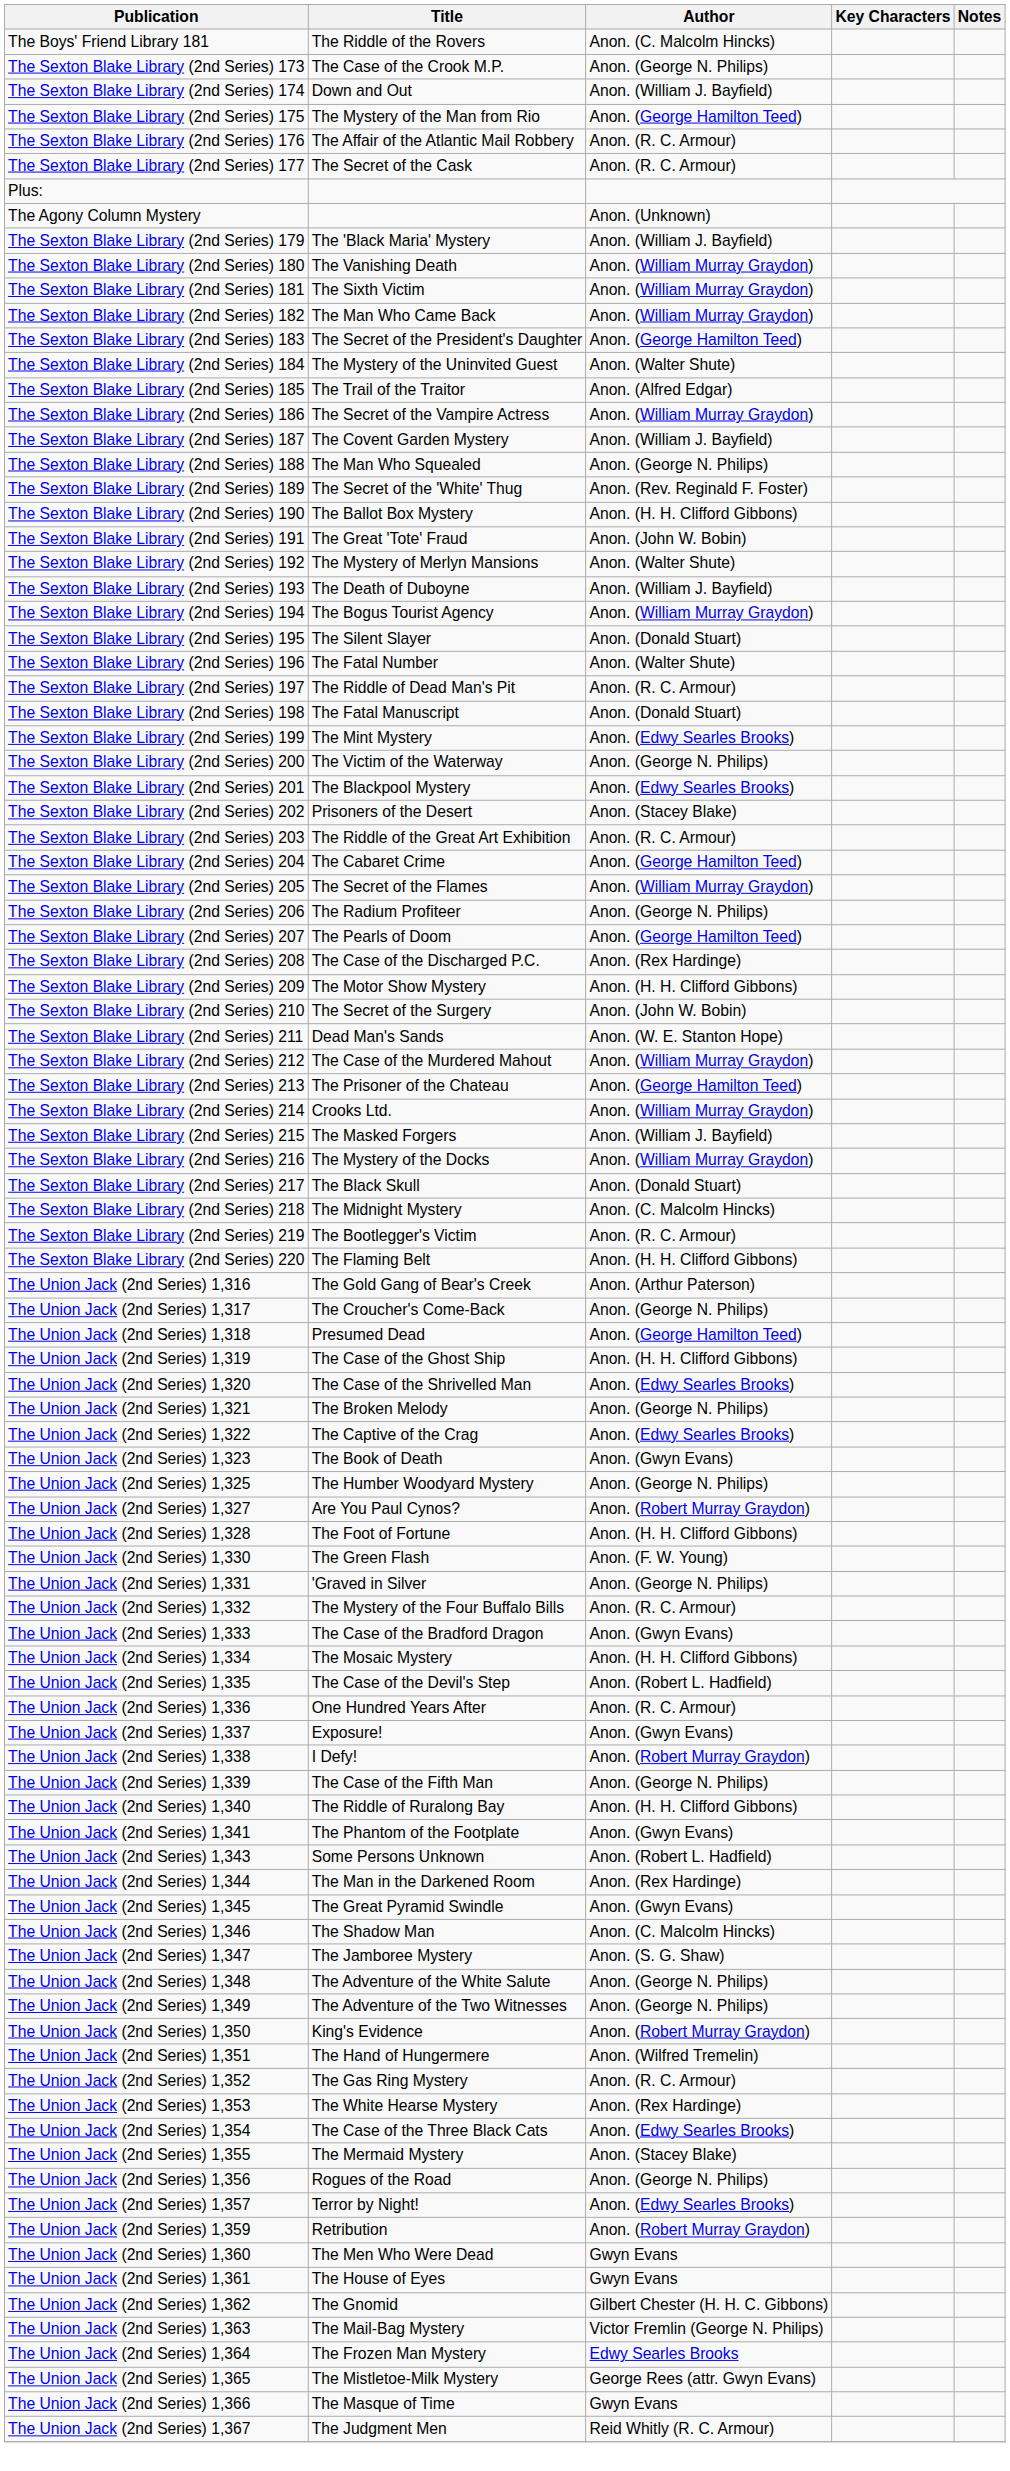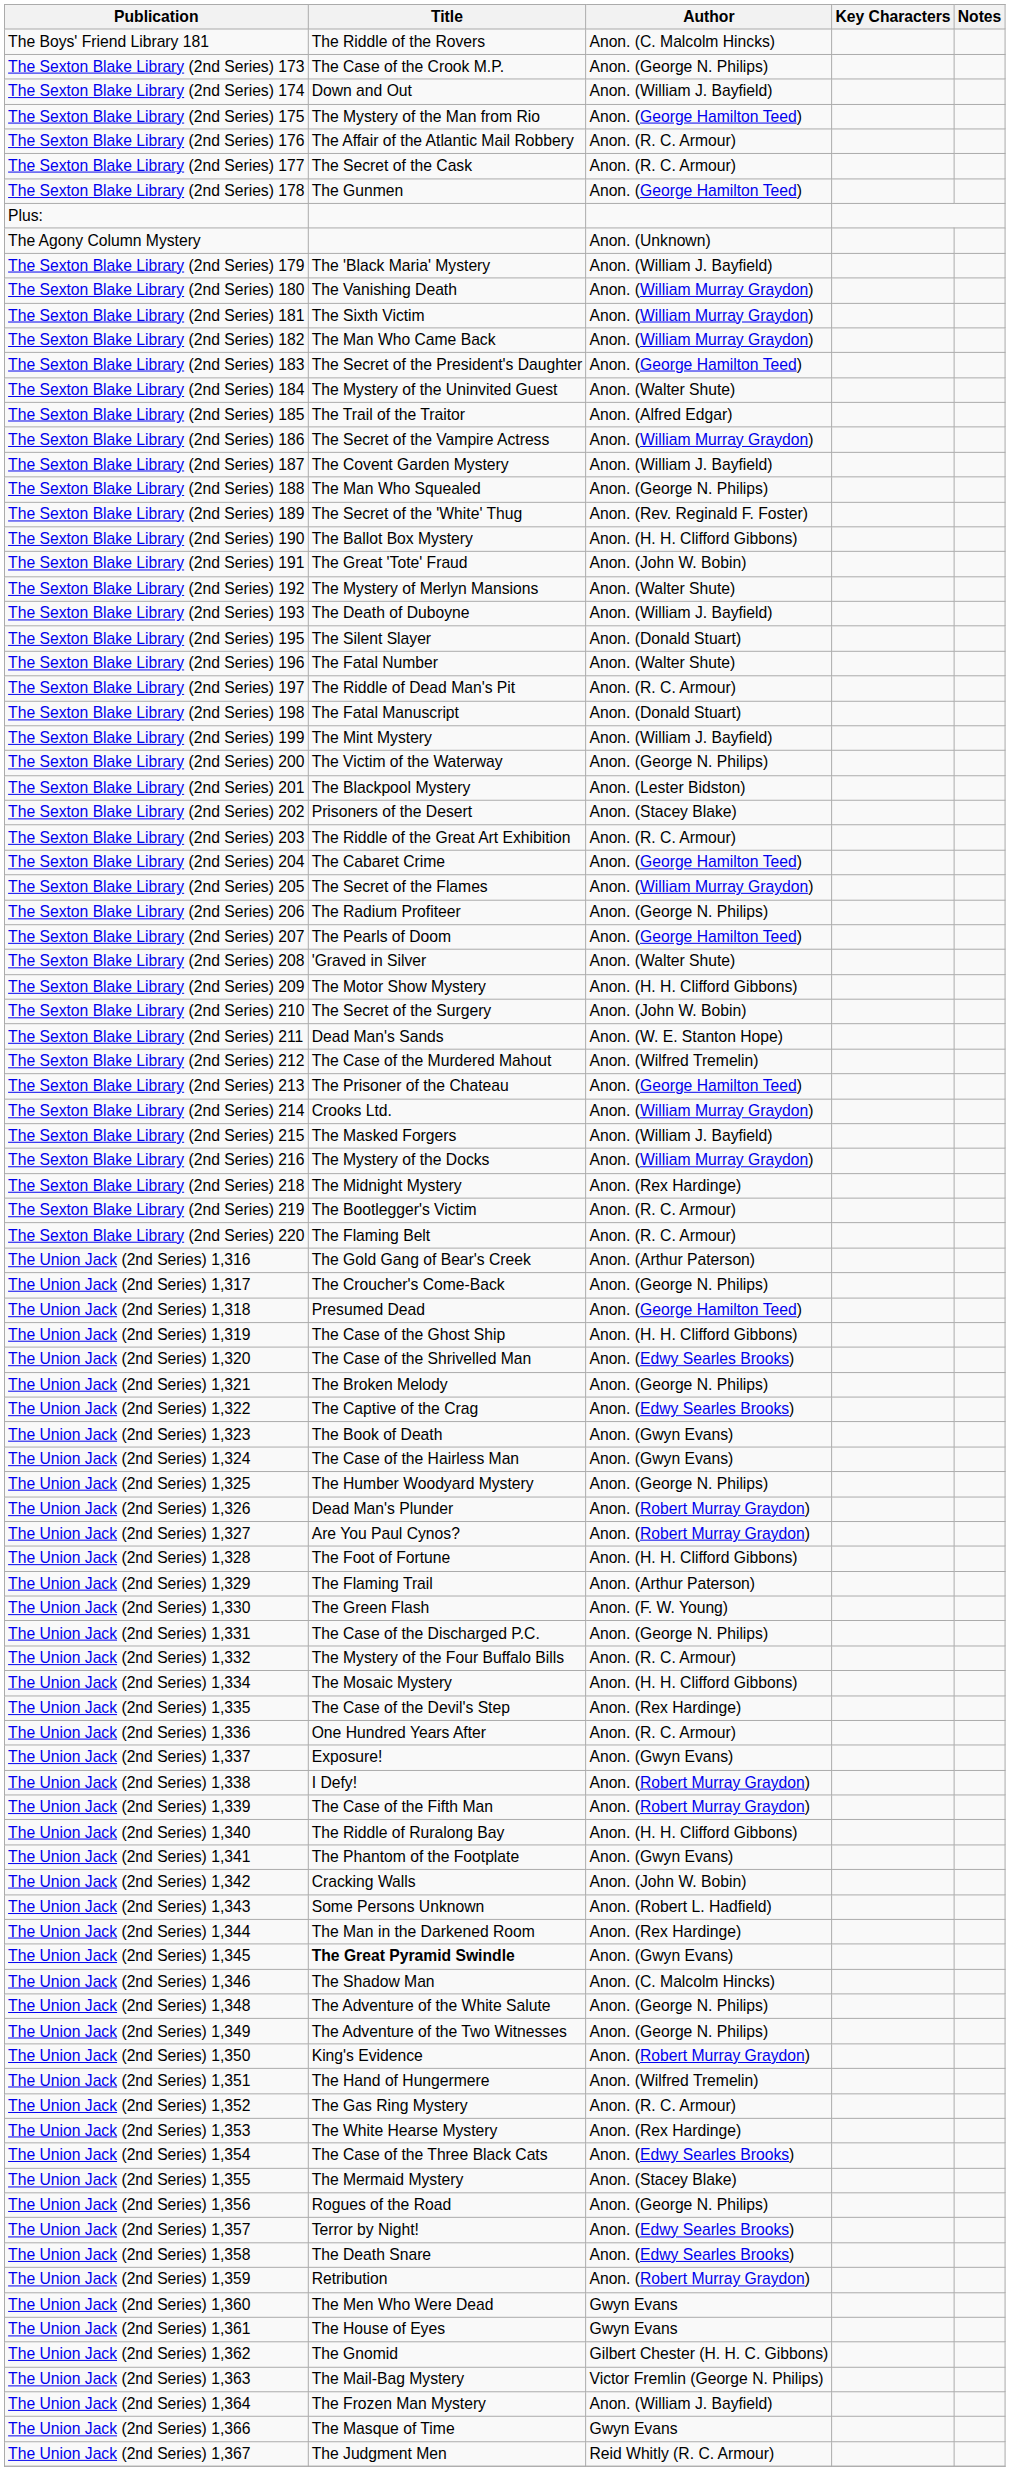+ row: (156, 191)
- row: (156, 613)
(692, 738) Anon. (Edwy Searles Brooks) -> (681, 738) Anon. (William J. Bayfield)
(692, 787) Anon. (Edwy Searles Brooks) -> (667, 787) Anon. (Lester Bidston)
(426, 961) The Case of the Discharged P.C. -> (369, 961) 'Graved in Silver
(665, 961) Anon. (Rex Hardinge) -> (662, 961) Anon. (Walter Shute)
(701, 1061) Anon. (William Murray Graydon) -> (674, 1061) Anon. (Wilfred Tremelin)
- row: (156, 1185)
(682, 1210) Anon. (C. Malcolm Hincks) -> (665, 1185) Anon. (Rex Hardinge)
(693, 1260) Anon. (H. H. Clifford Gibbons) -> (663, 1235) Anon. (R. C. Armour)
+ row: (129, 1459)
+ row: (129, 1508)
+ row: (129, 1583)
(369, 1583) 'Graved in Silver -> (426, 1633) The Case of the Discharged P.C.
- row: (129, 1633)
(681, 1683) Anon. (Robert L. Hadfield) -> (665, 1707) Anon. (Rex Hardinge)
(679, 1782) Anon. (George N. Philips) -> (700, 1807) Anon. (Robert Murray Graydon)
+ row: (129, 1881)
(408, 1906) normal -> (413, 1956) bold
- row: (129, 1956)
+ row: (129, 2255)
(664, 2354) Edwy Searles Brooks -> (681, 2404) Anon. (William J. Bayfield)
- row: (129, 2379)
